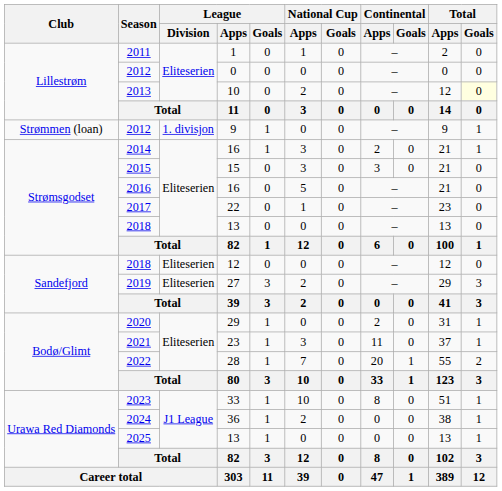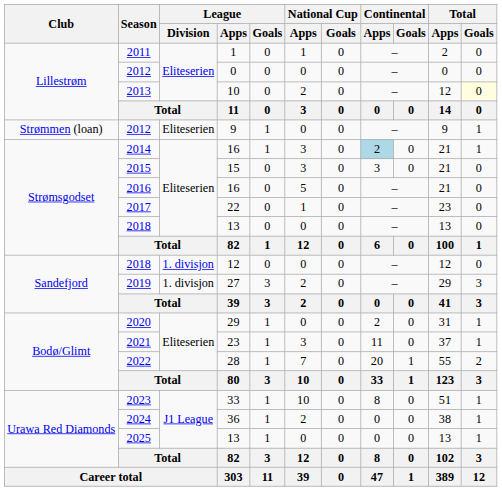(188, 129) 1. divisjon -> (188, 129) Eliteserien
(377, 149) no background -> (377, 149) lightblue background
(188, 264) Eliteserien -> (188, 264) 1. divisjon
(188, 284) Eliteserien -> (188, 284) 1. divisjon
